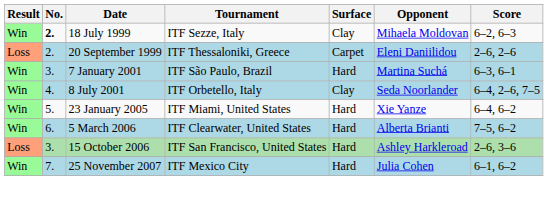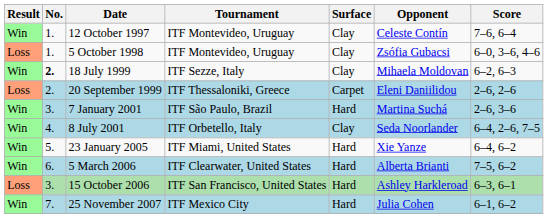+ row: (109, 33)
+ row: (106, 52)
(495, 71) 6–3, 6–1 -> (495, 109) 2–6, 3–6
(495, 147) 2–6, 3–6 -> (495, 185) 6–3, 6–1
